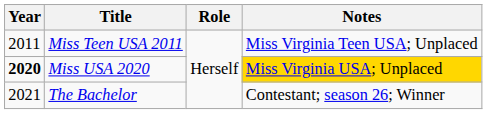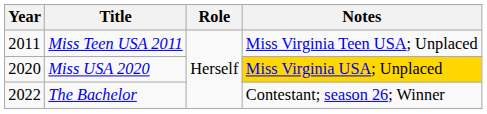(25, 69) bold -> (25, 69) normal
(25, 95) 2021 -> (25, 95) 2022
